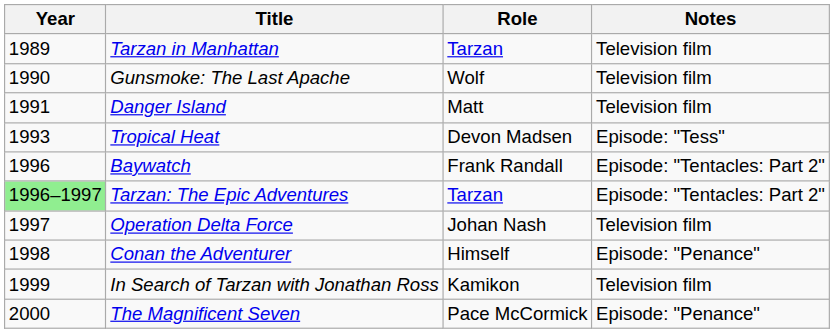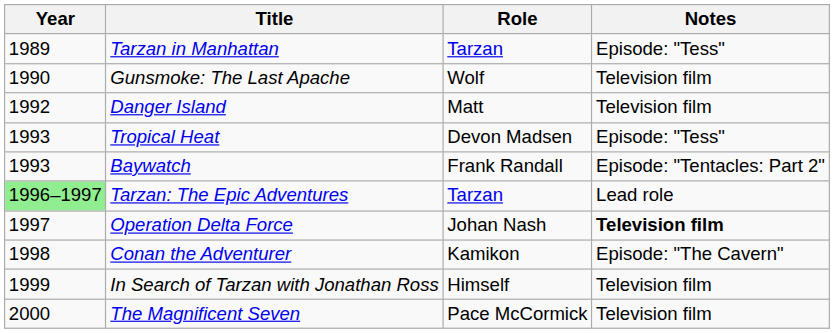(654, 48) Television film -> (660, 48) Episode: "Tess"
(30, 107) 1991 -> (30, 107) 1992
(30, 166) 1996 -> (30, 166) 1993
(711, 195) Episode: "Tentacles: Part 2" -> (635, 195) Lead role
(654, 225) normal -> (660, 225) bold
(478, 254) Himself -> (483, 254) Kamikon
(678, 254) Episode: "Penance" -> (690, 254) Episode: "The Cavern"
(483, 284) Kamikon -> (478, 284) Himself
(678, 313) Episode: "Penance" -> (654, 313) Television film
